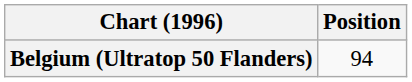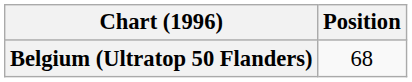(362, 58) 94 -> (362, 58) 68
